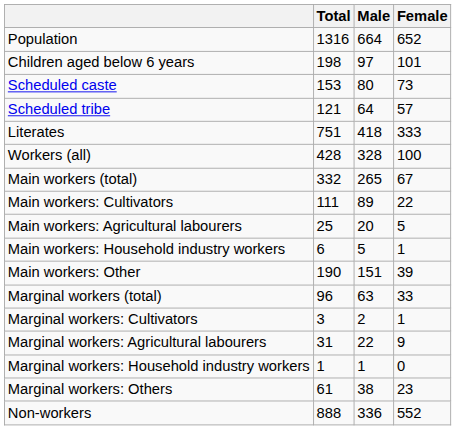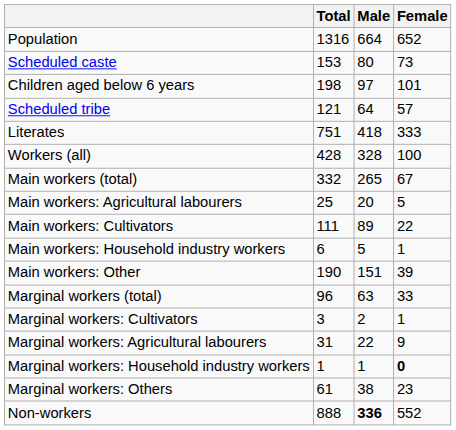rows swapped: (101, 62) <-> (62, 86)
rows swapped: (90, 202) <-> (125, 226)
(401, 366) normal -> (401, 366) bold
(370, 413) normal -> (370, 413) bold
